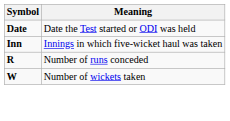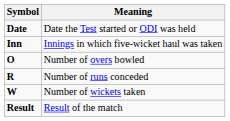+ row: (11, 60)
+ row: (20, 108)
